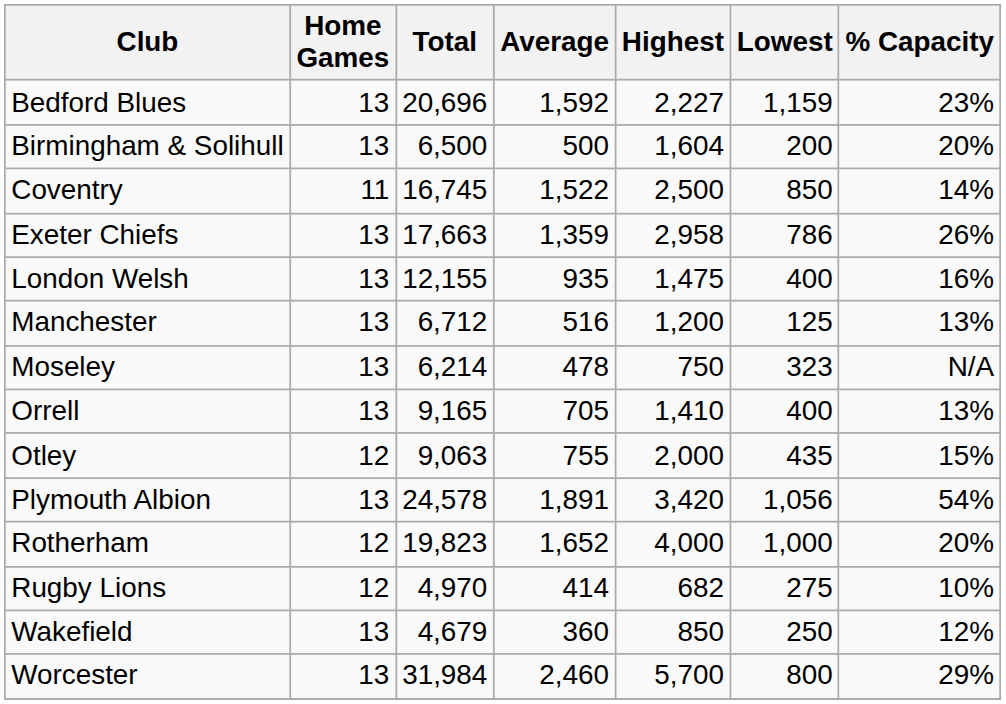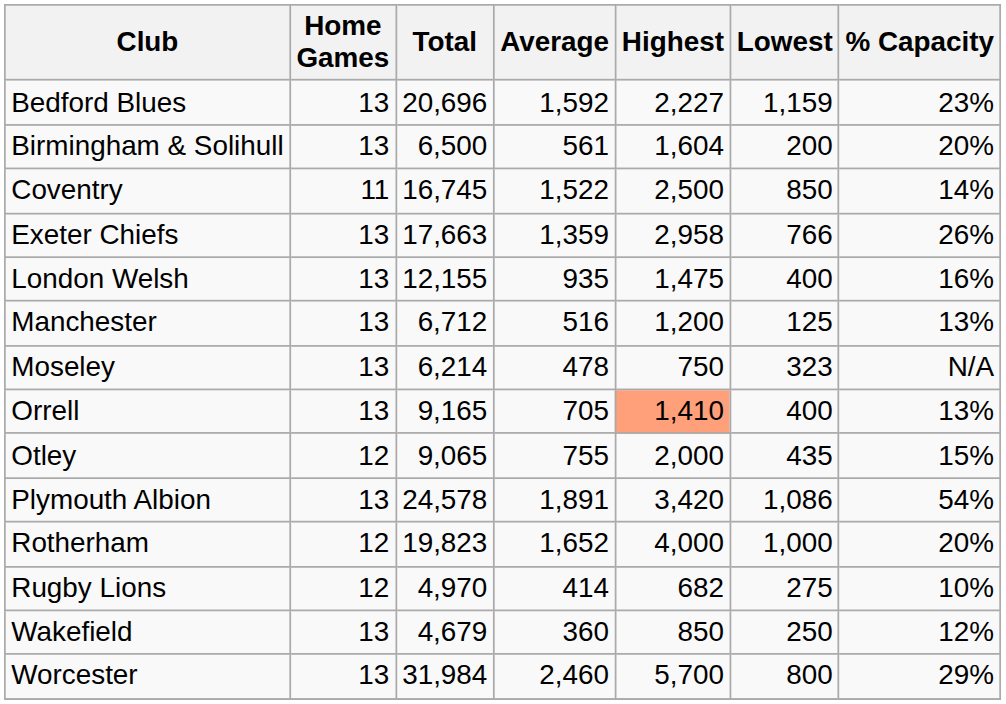(586, 146) 500 -> (586, 146) 561
(809, 234) 786 -> (809, 234) 766
(689, 411) no background -> (689, 411) lightsalmon background
(452, 455) 9,063 -> (452, 455) 9,065
(798, 499) 1,056 -> (798, 499) 1,086
